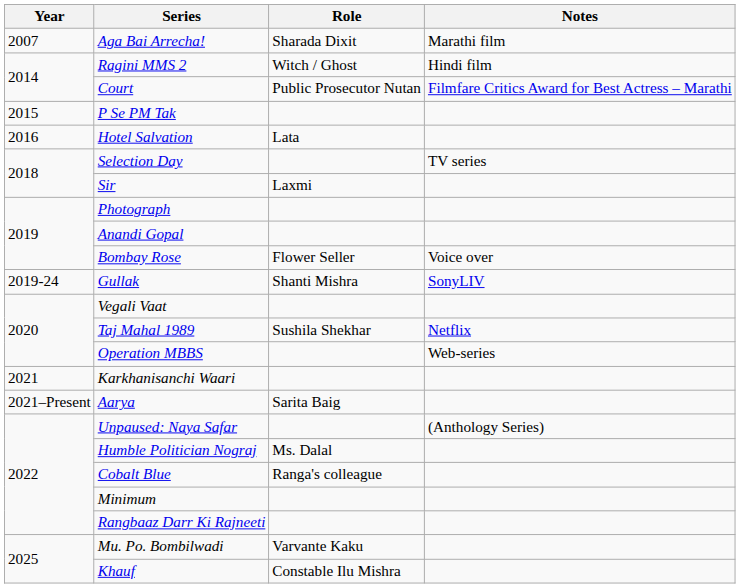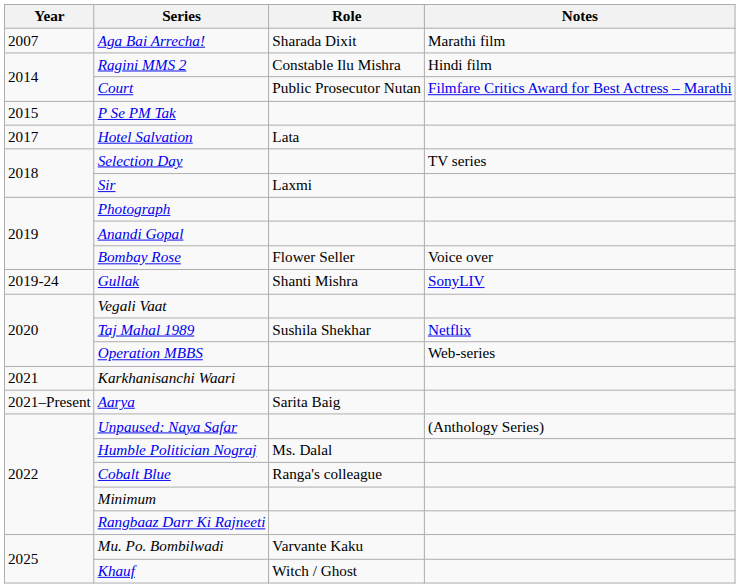(315, 64) Witch / Ghost -> (337, 64) Constable Ilu Mishra
(23, 137) 2016 -> (23, 137) 2017
(337, 570) Constable Ilu Mishra -> (315, 570) Witch / Ghost
